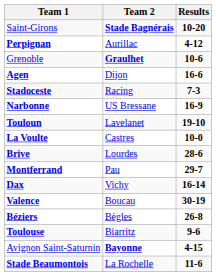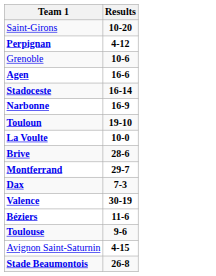- column: (139, 12)
(194, 91) 7-3 -> (120, 91) 16-14
(194, 185) 16-14 -> (120, 185) 7-3
(194, 216) 26-8 -> (120, 216) 11-6
(194, 264) 11-6 -> (120, 264) 26-8
